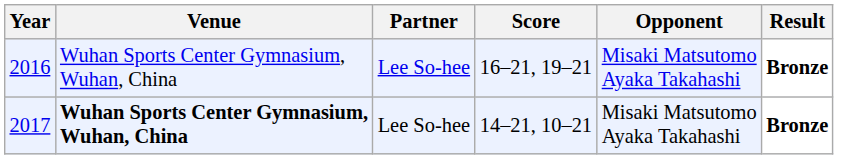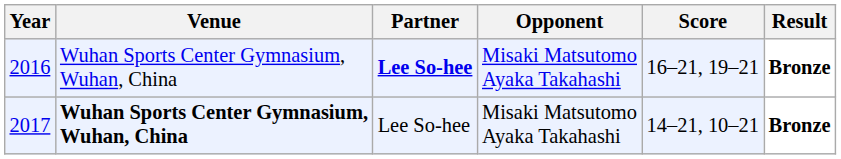columns swapped: (679, 21) <-> (536, 21)
(424, 67) normal -> (425, 67) bold
